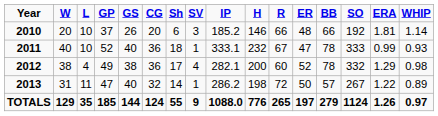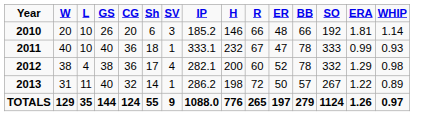- column: (107, 13)
